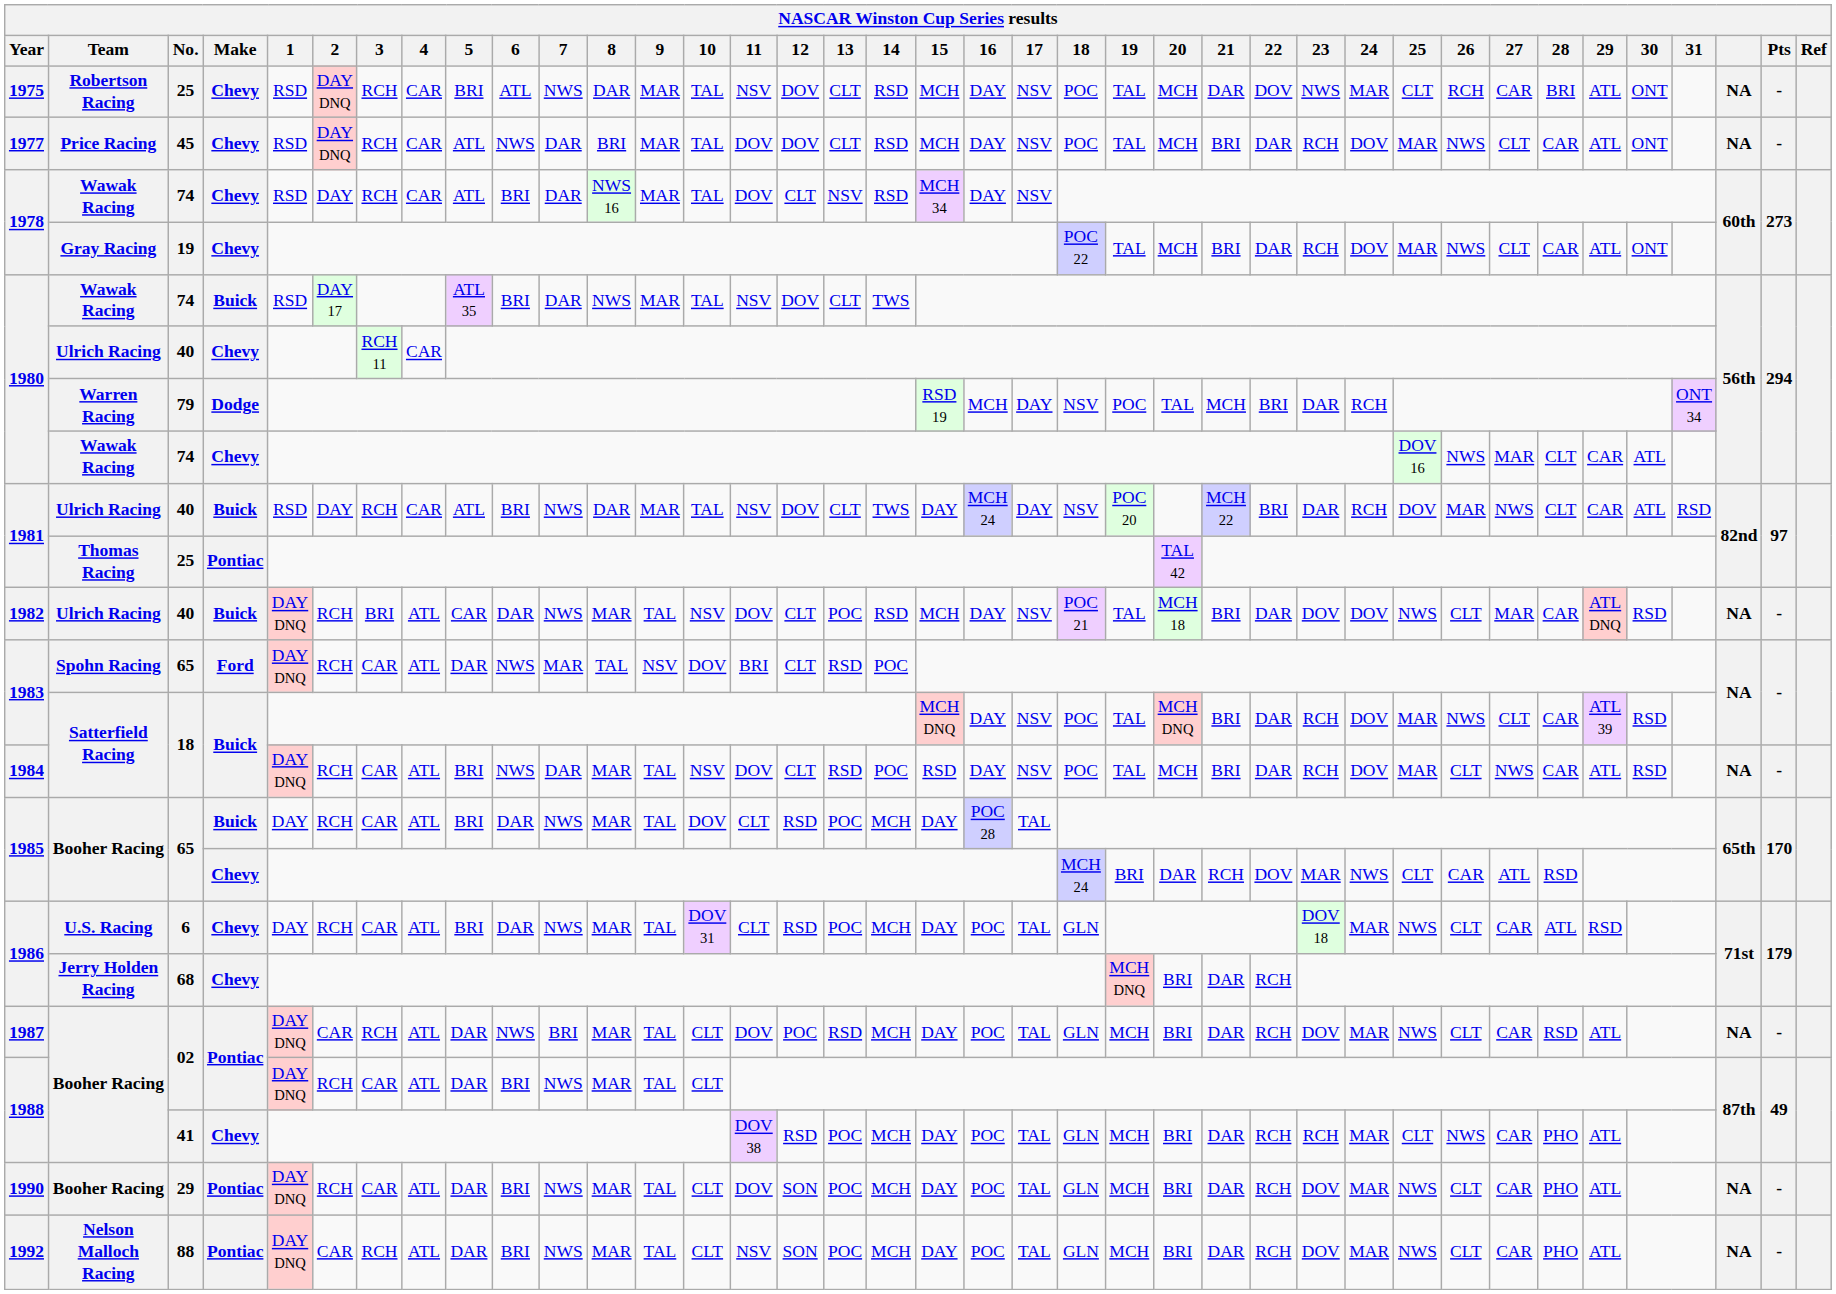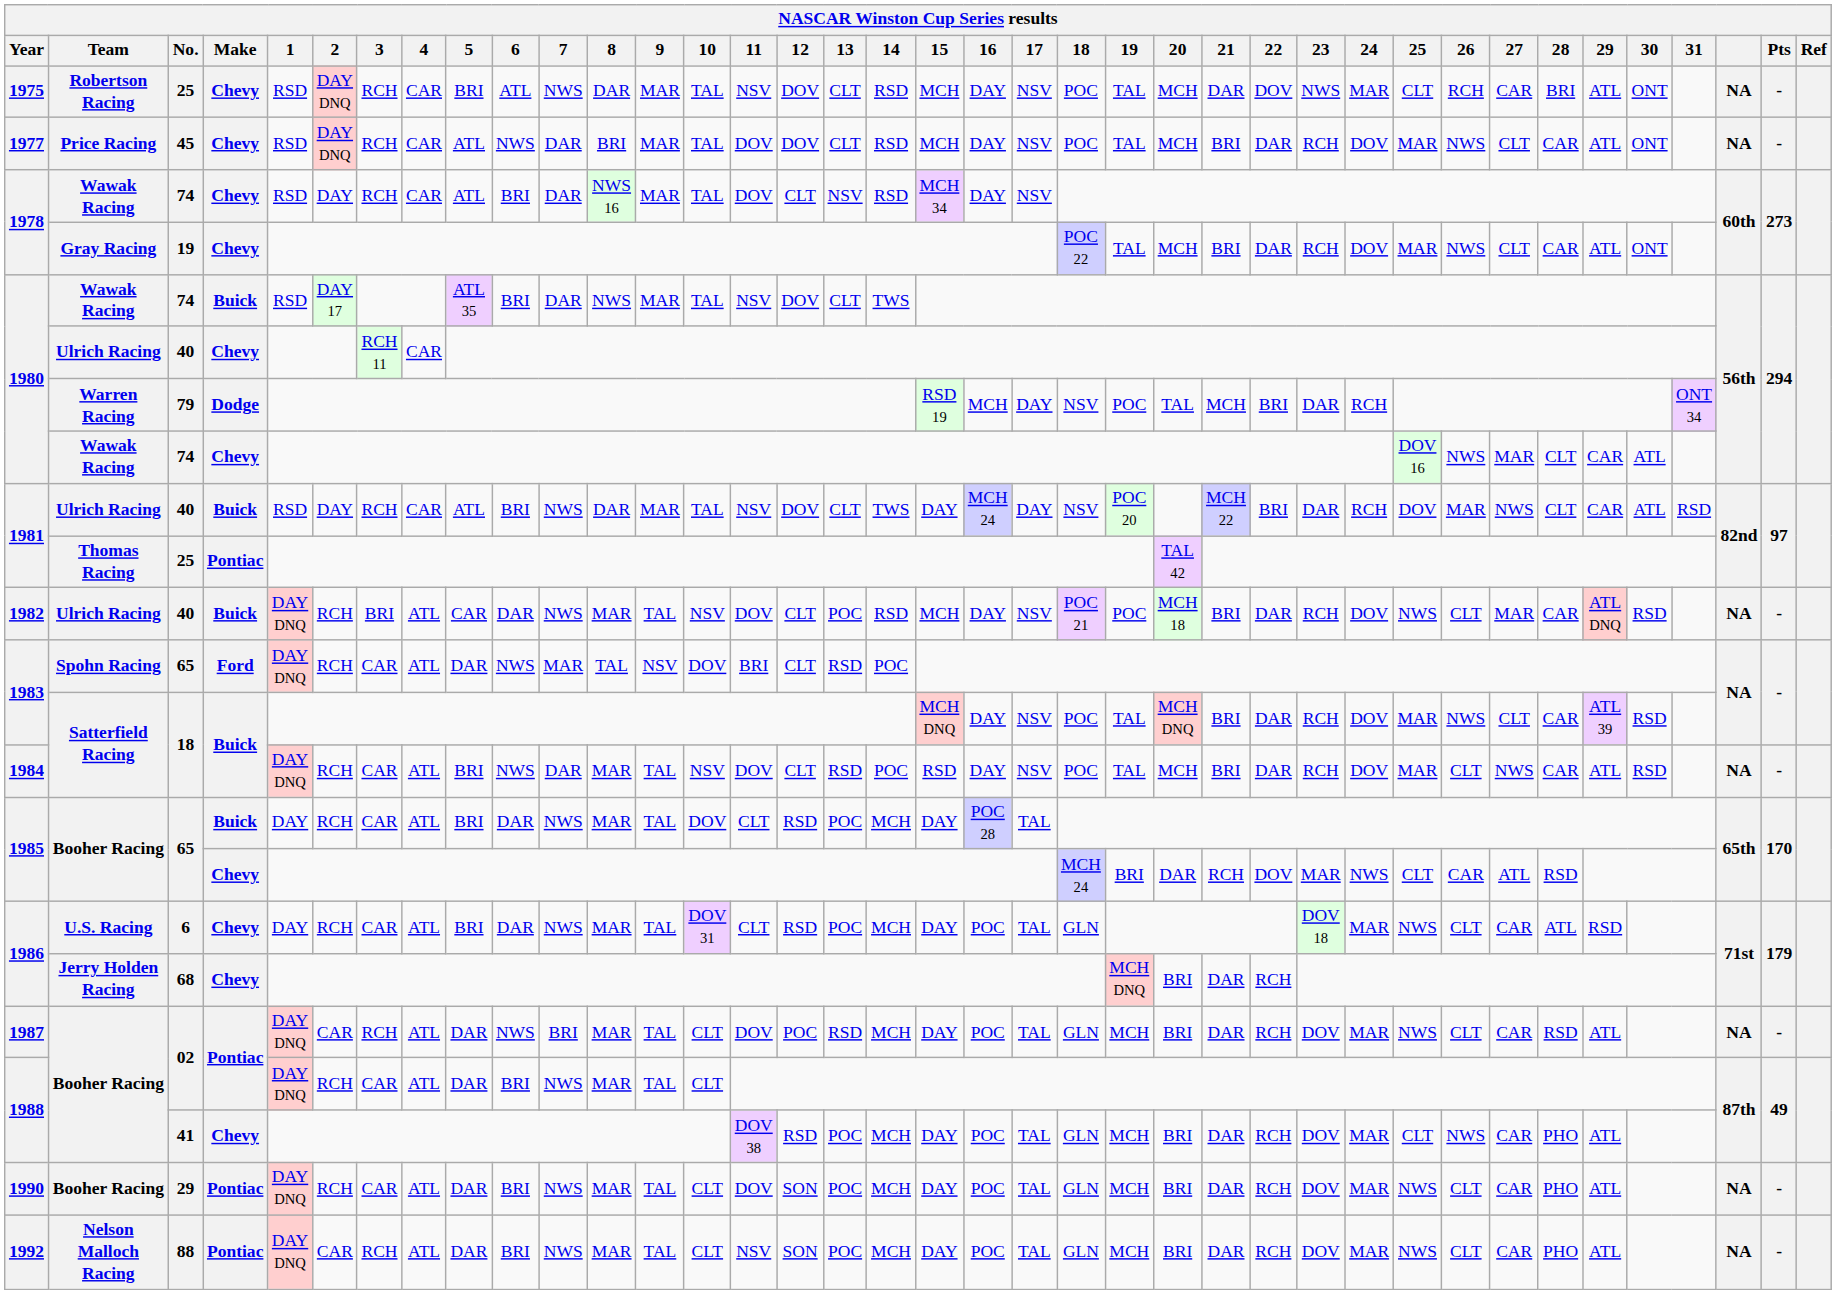(1129, 613) TAL -> (1129, 613) POC
(1321, 613) DOV -> (1321, 613) RCH
(1321, 1136) RCH -> (1321, 1136) DOV
